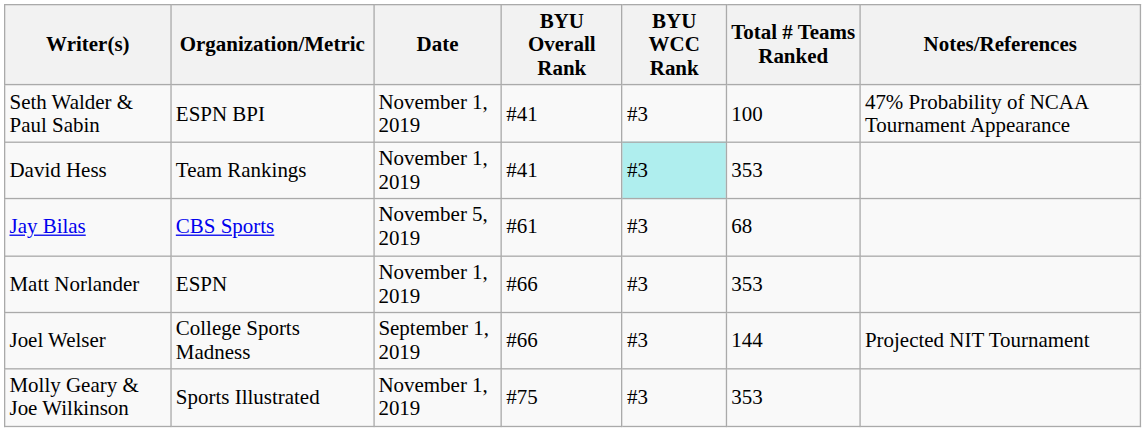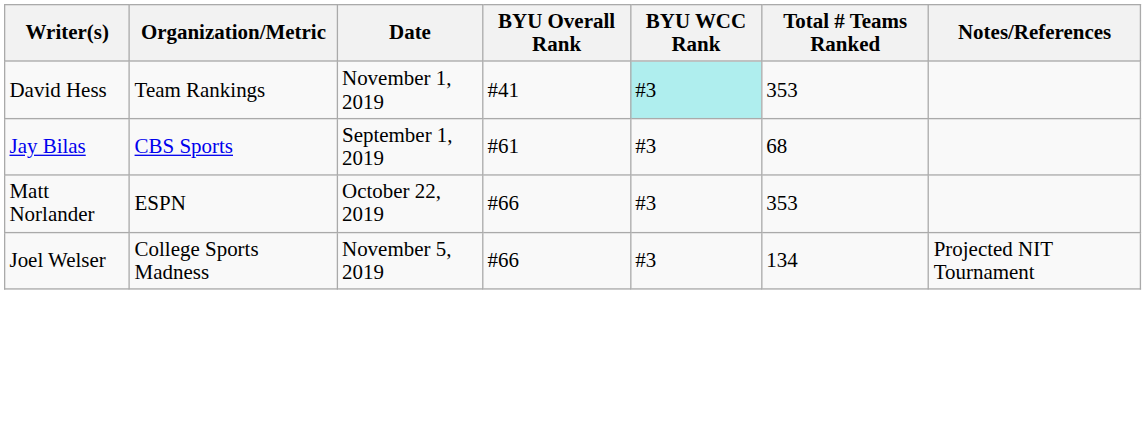- row: (71, 113)
(433, 226) November 5, 2019 -> (397, 146) September 1, 2019
(433, 283) November 1, 2019 -> (391, 203) October 22, 2019
(434, 340) September 1, 2019 -> (397, 260) November 5, 2019
(747, 340) 144 -> (782, 260) 134
- row: (74, 397)
